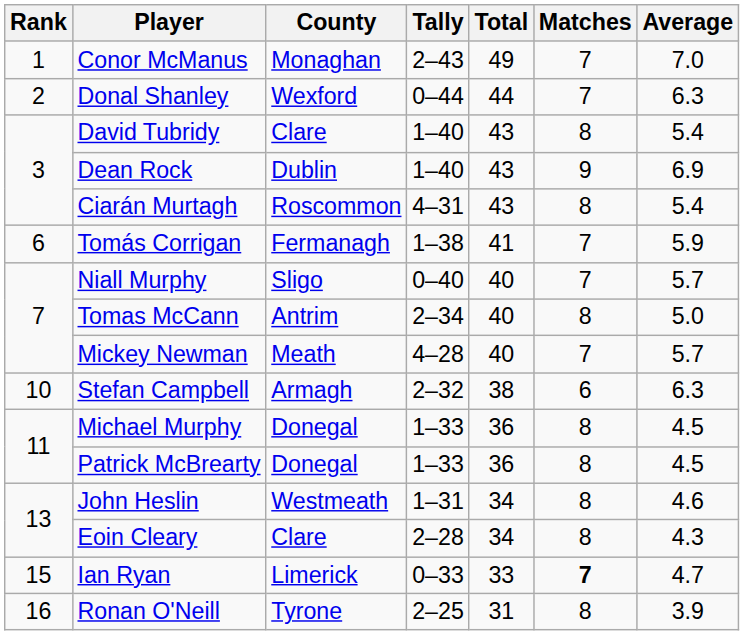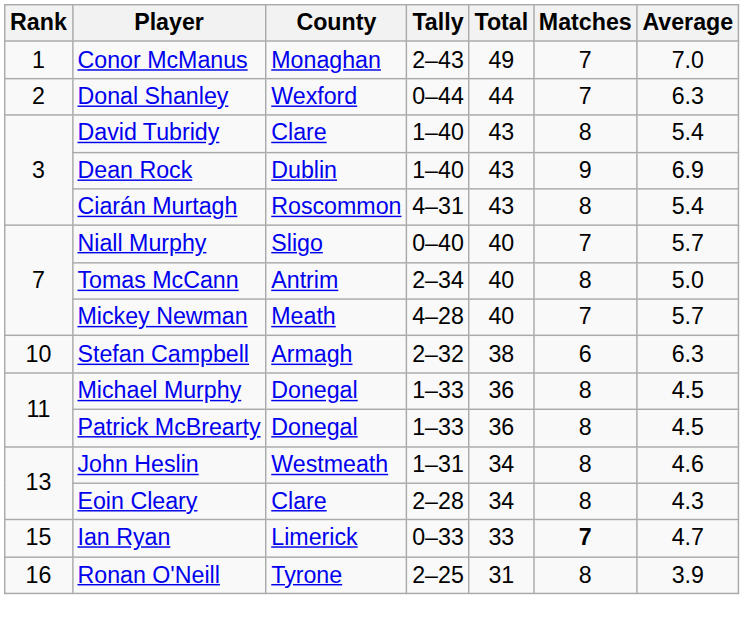- row: (159, 243)
